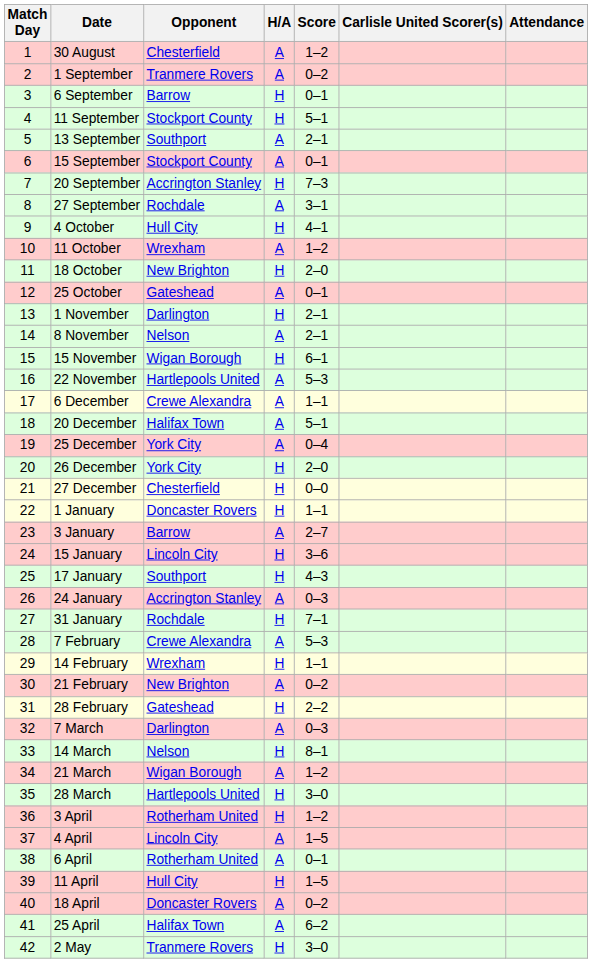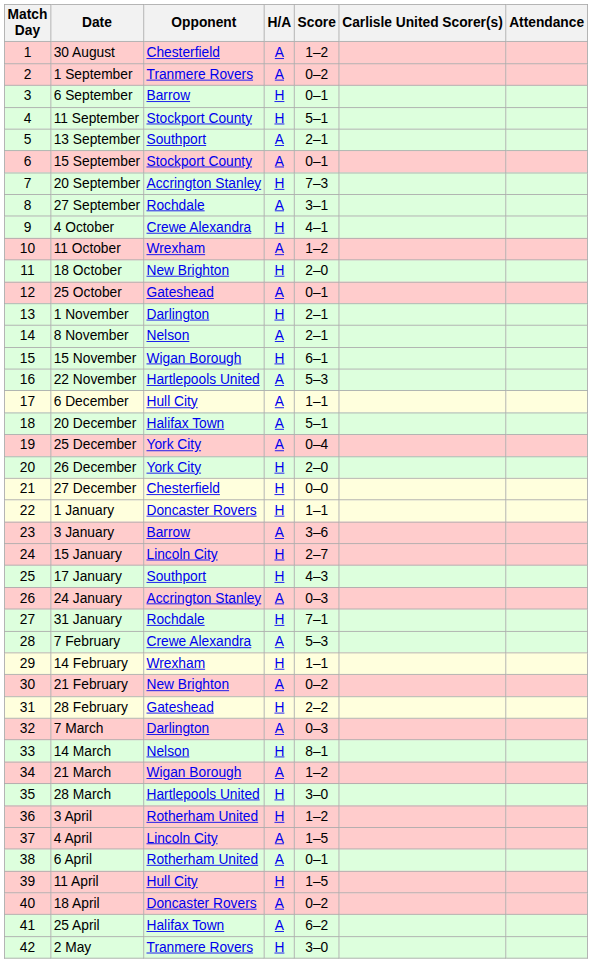(172, 227) Hull City -> (199, 227) Crewe Alexandra
(199, 401) Crewe Alexandra -> (172, 401) Hull City
(317, 532) 2–7 -> (317, 532) 3–6
(317, 554) 3–6 -> (317, 554) 2–7
